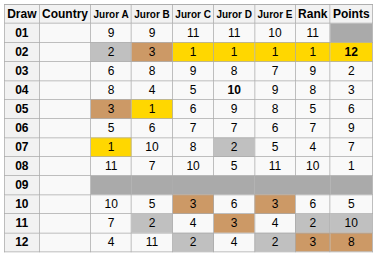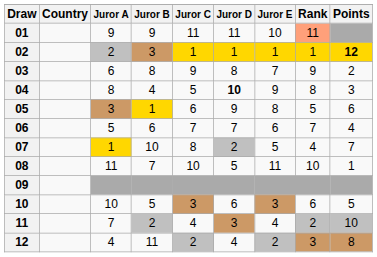(313, 33) no background -> (313, 33) lightsalmon background
(351, 128) 9 -> (351, 128) 4
